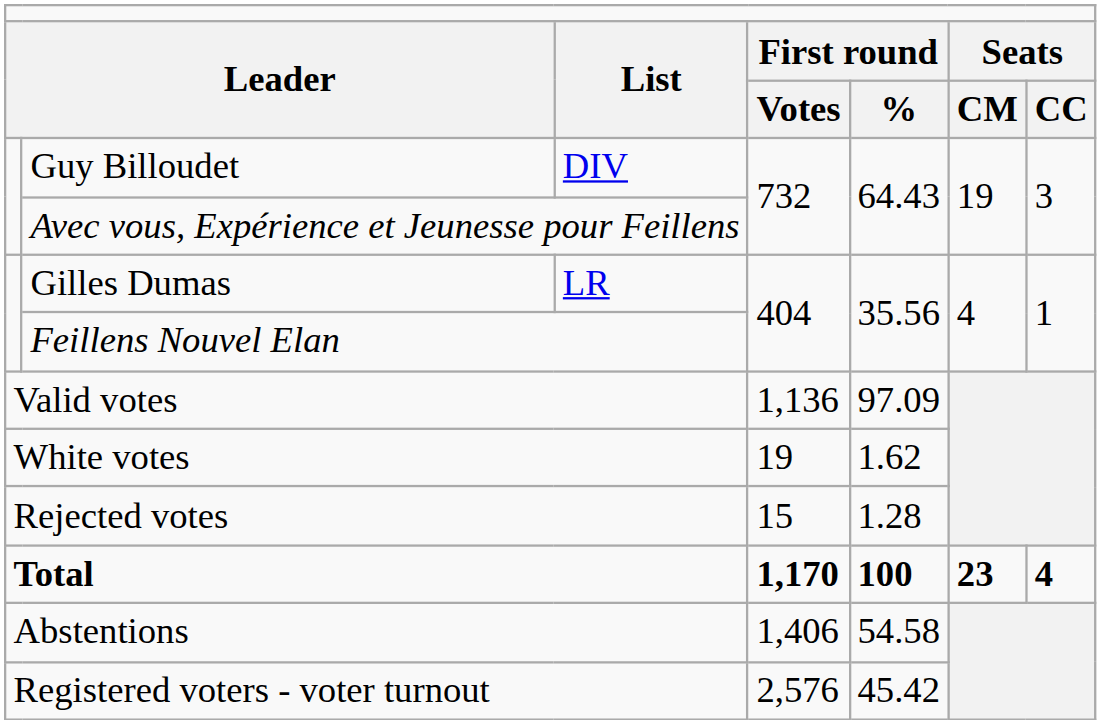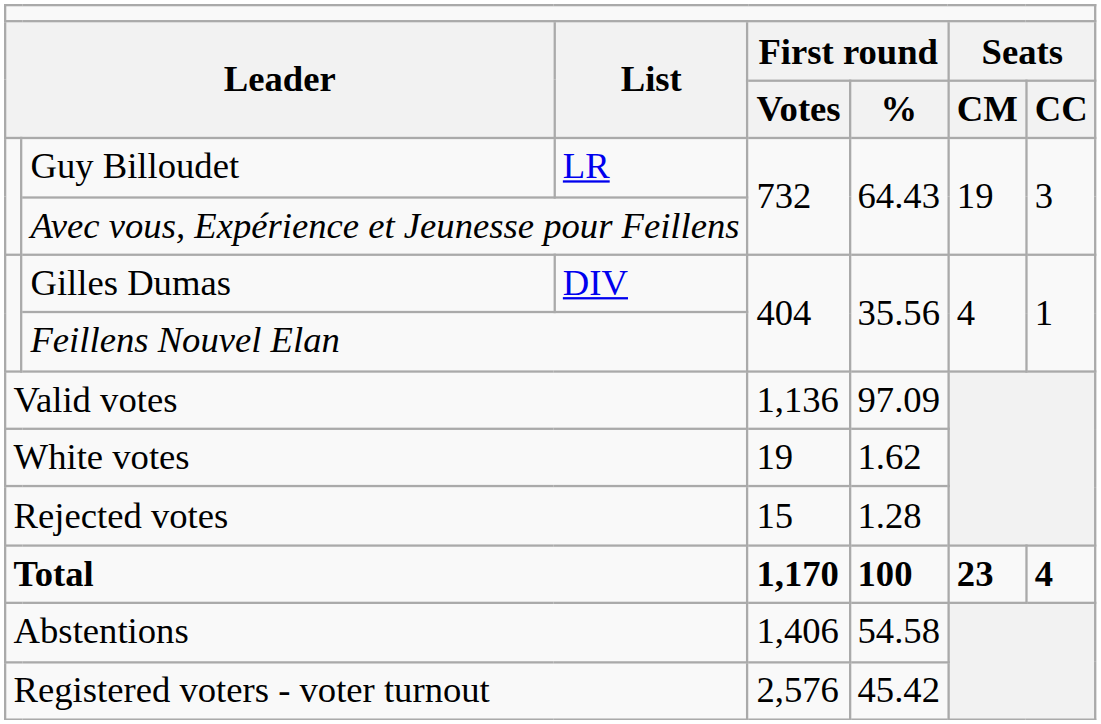(595, 166) DIV -> (586, 166) LR
(586, 282) LR -> (595, 282) DIV
